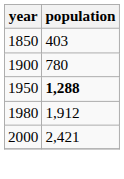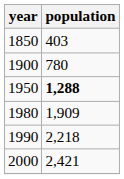(62, 112) 1,912 -> (62, 112) 1,909
+ row: (23, 137)
